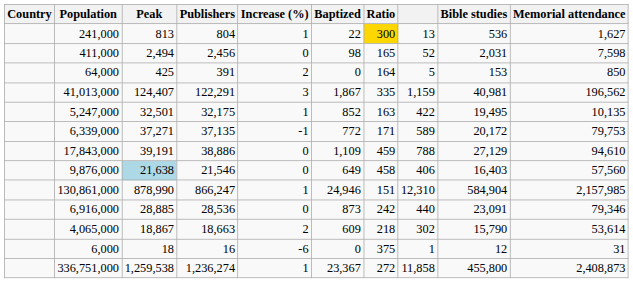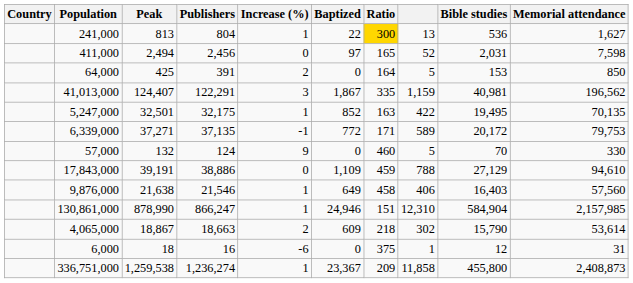(355, 53) 98 -> (355, 53) 97
(609, 111) 10,135 -> (609, 111) 70,135
+ row: (102, 151)
(157, 170) lightblue background -> (157, 190) no background
(306, 170) 0 -> (306, 190) 1
- row: (94, 209)
(386, 268) 272 -> (386, 268) 209
